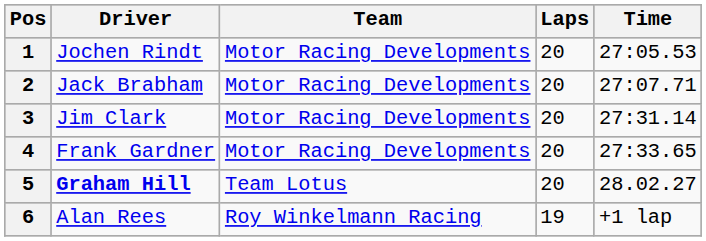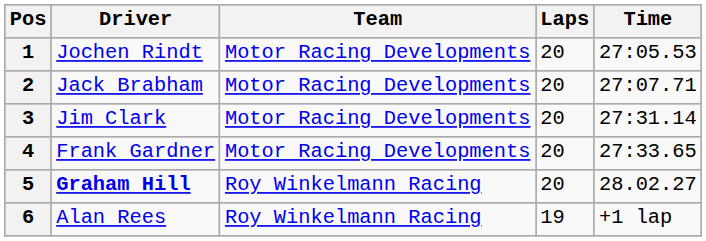(286, 186) Team Lotus -> (353, 186) Roy Winkelmann Racing
